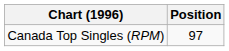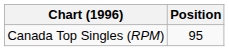(196, 35) 97 -> (196, 35) 95
